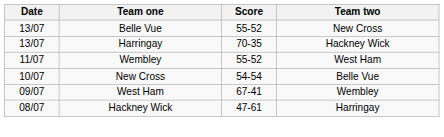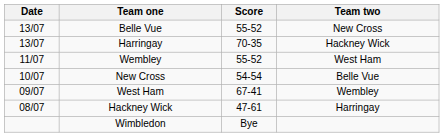+ row: (140, 124)
